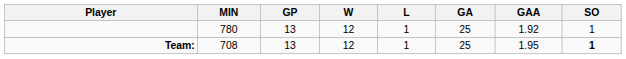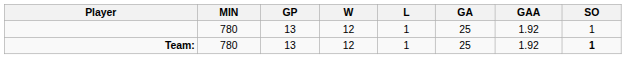(229, 45) 708 -> (229, 45) 780
(529, 45) 1.95 -> (529, 45) 1.92
